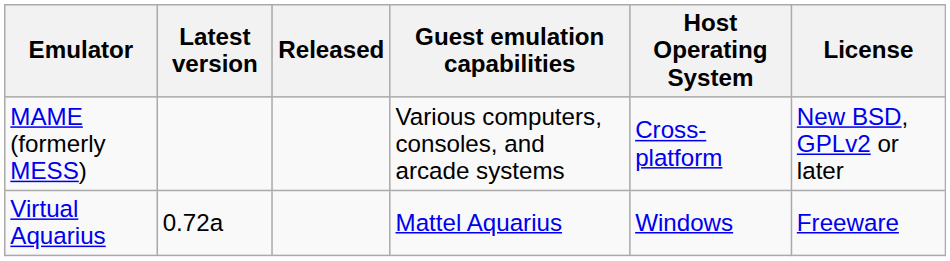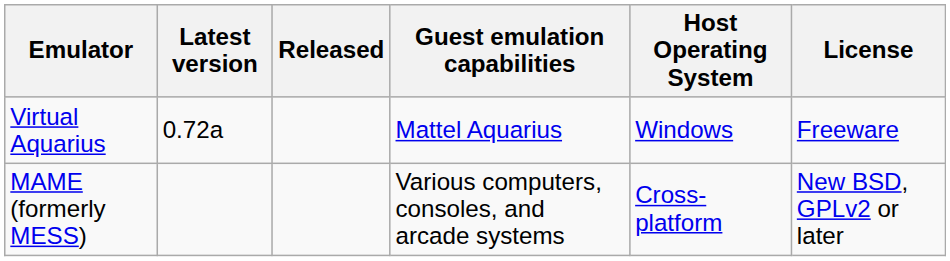rows swapped: (58, 143) <-> (58, 222)
